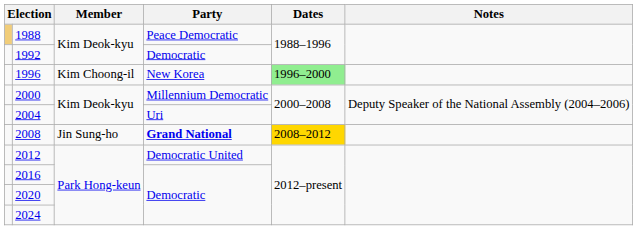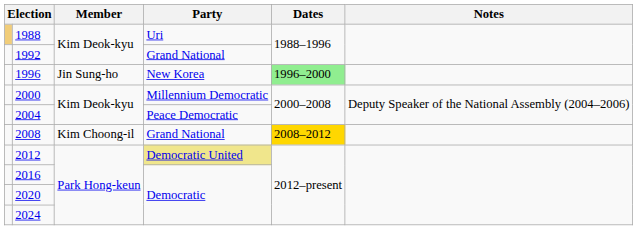(192, 34) Peace Democratic -> (155, 34) Uri
(176, 54) Democratic -> (186, 54) Grand National
(96, 74) Kim Choong-il -> (88, 74) Jin Sung-ho
(155, 114) Uri -> (192, 114) Peace Democratic
(88, 134) Jin Sung-ho -> (96, 134) Kim Choong-il
(189, 134) bold -> (186, 134) normal
(195, 154) no background -> (195, 154) khaki background
